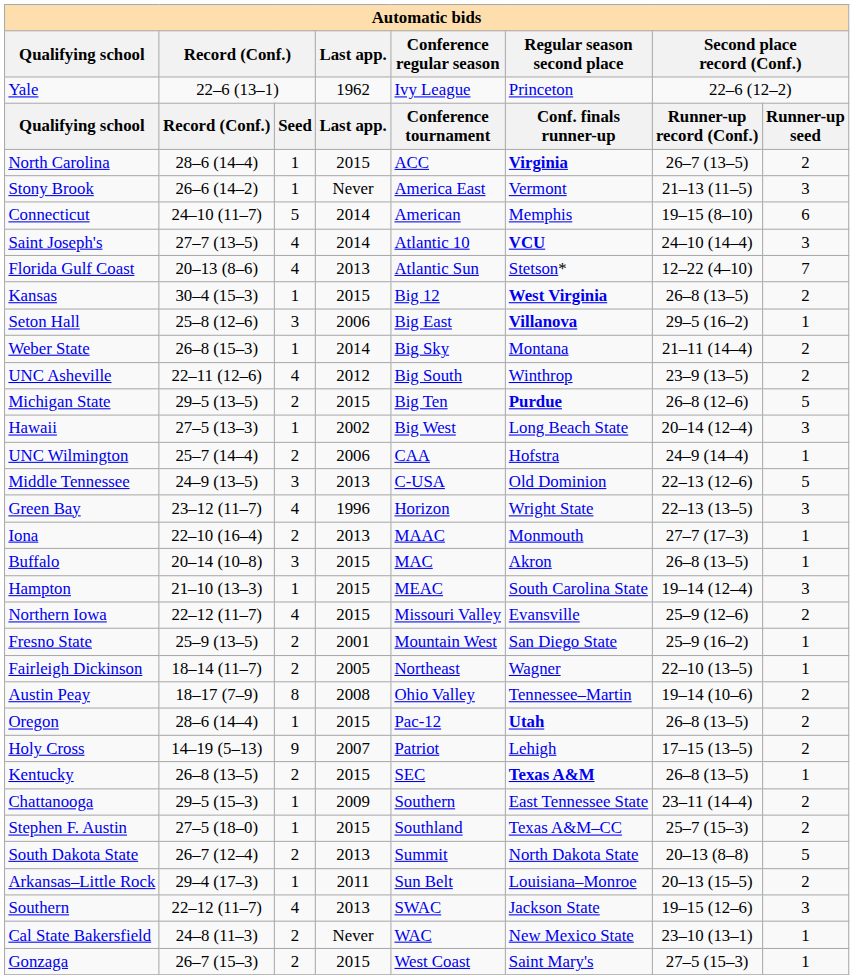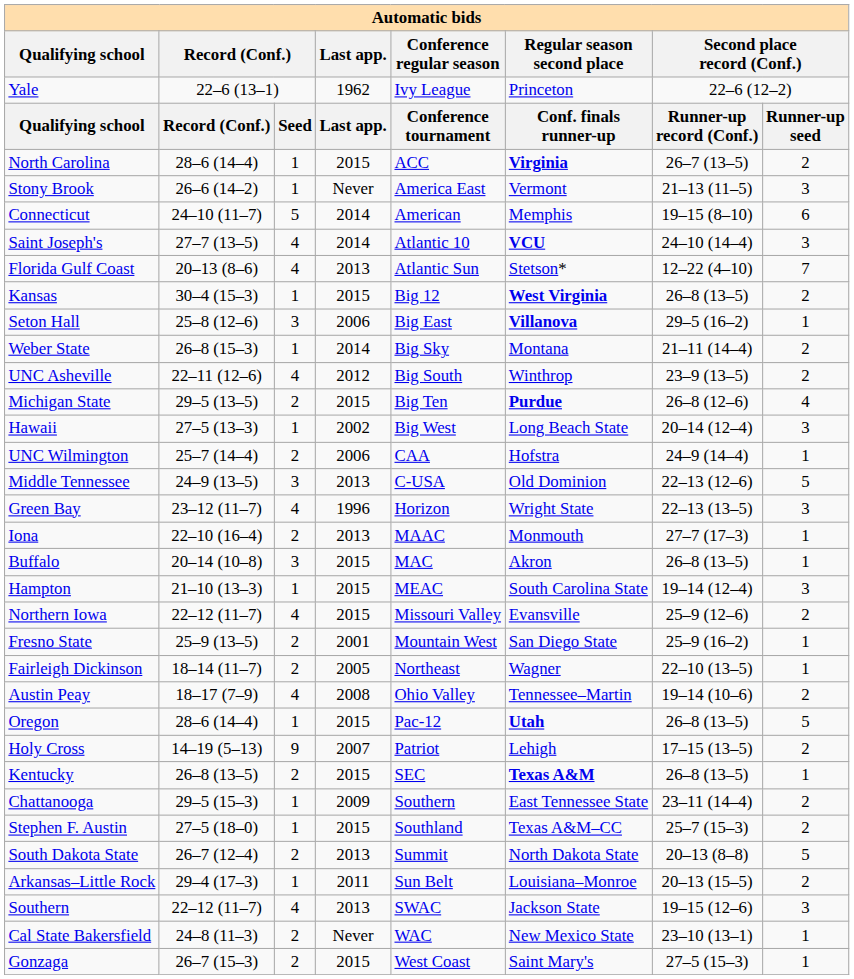(805, 401) 5 -> (805, 401) 4
(295, 695) 8 -> (295, 695) 4
(805, 721) 2 -> (805, 721) 5
